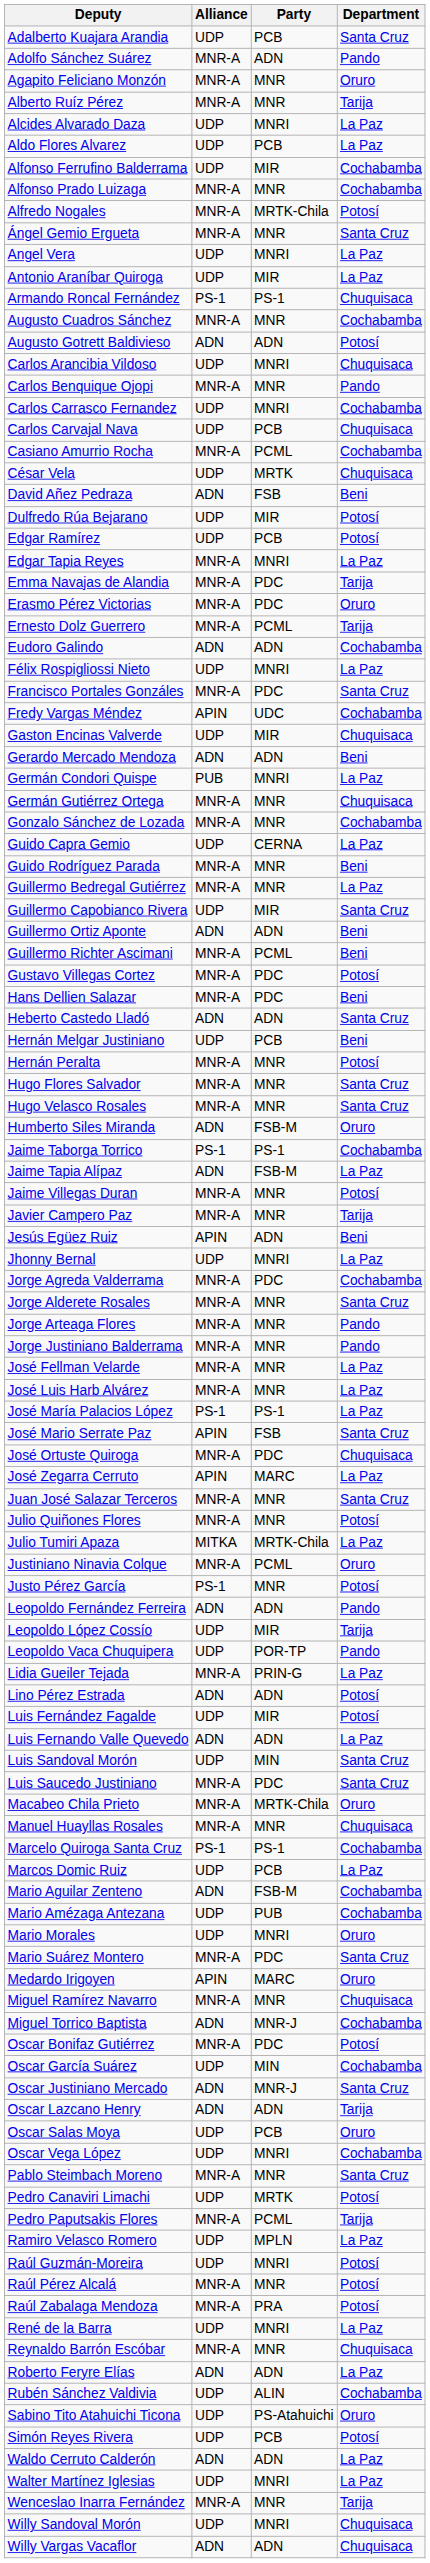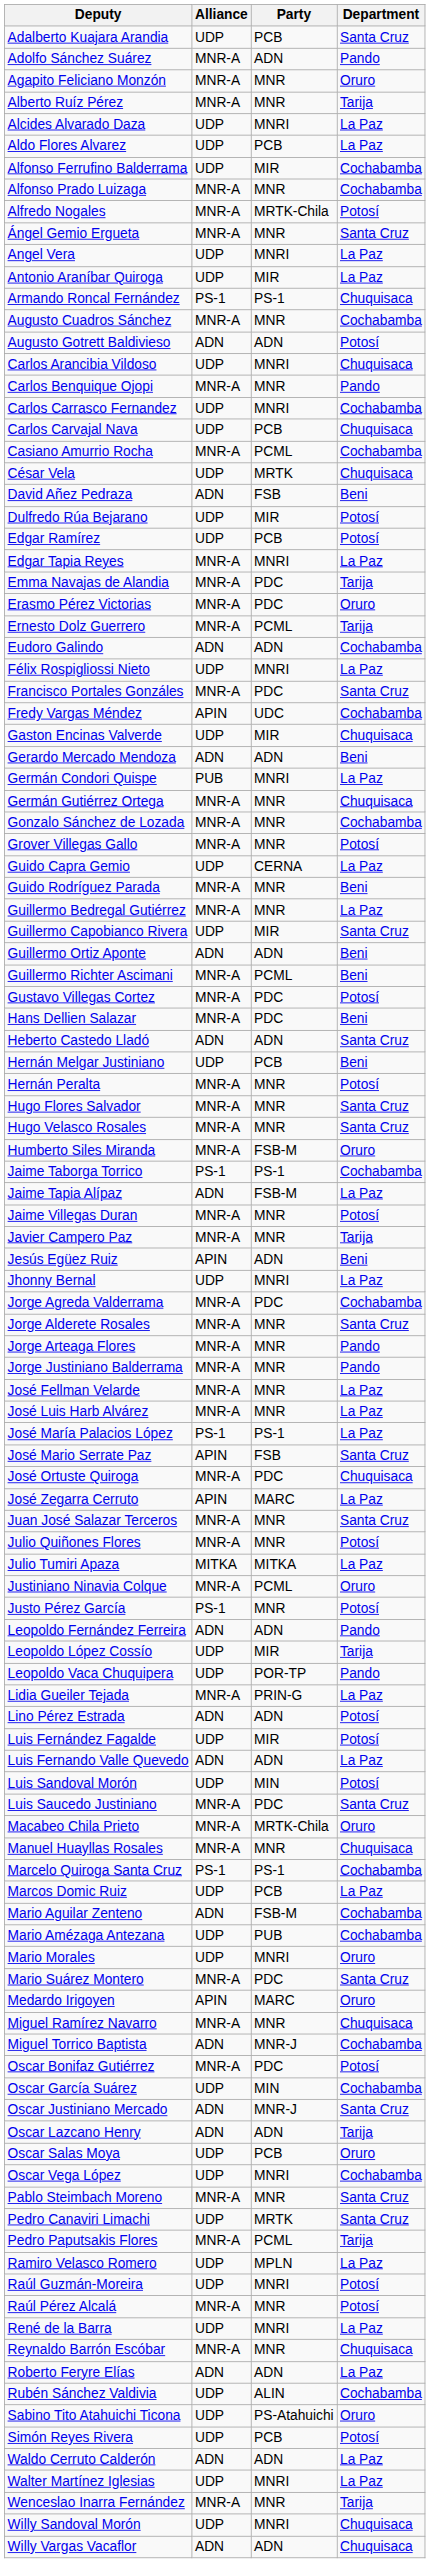+ row: (72, 844)
(210, 1128) ADN -> (218, 1150) MNR-A
(291, 1542) MRTK-Chila -> (275, 1564) MITKA
(374, 1761) Santa Cruz -> (359, 1783) Potosí
(359, 2197) Potosí -> (374, 2219) Santa Cruz
- row: (83, 2306)
